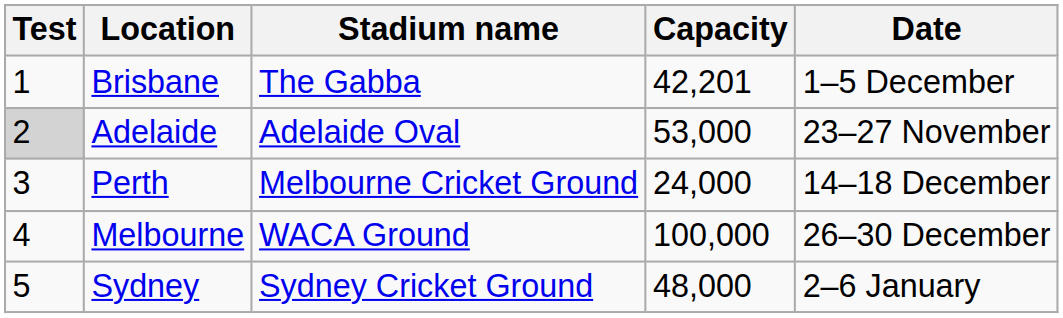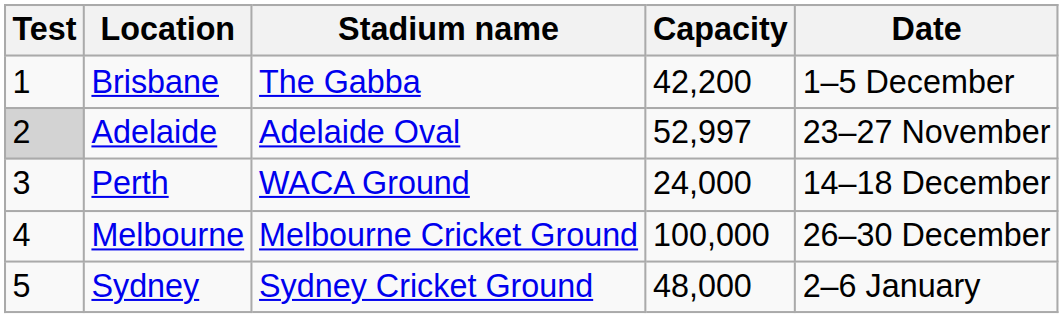(702, 81) 42,201 -> (702, 81) 42,200
(702, 132) 53,000 -> (702, 132) 52,997
(449, 183) Melbourne Cricket Ground -> (364, 183) WACA Ground
(364, 235) WACA Ground -> (449, 235) Melbourne Cricket Ground
